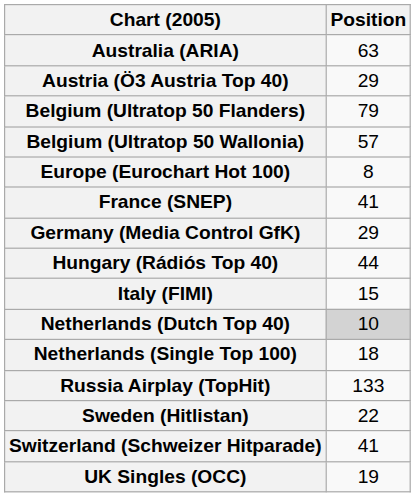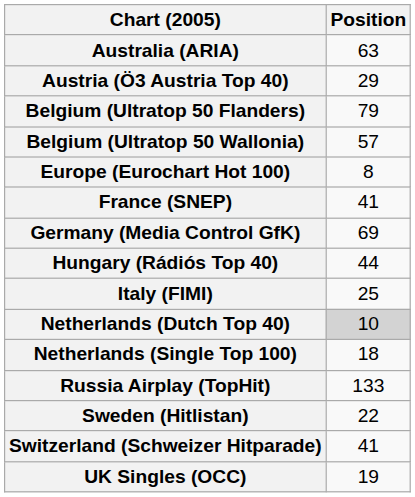(368, 232) 29 -> (368, 232) 69
(368, 293) 15 -> (368, 293) 25
